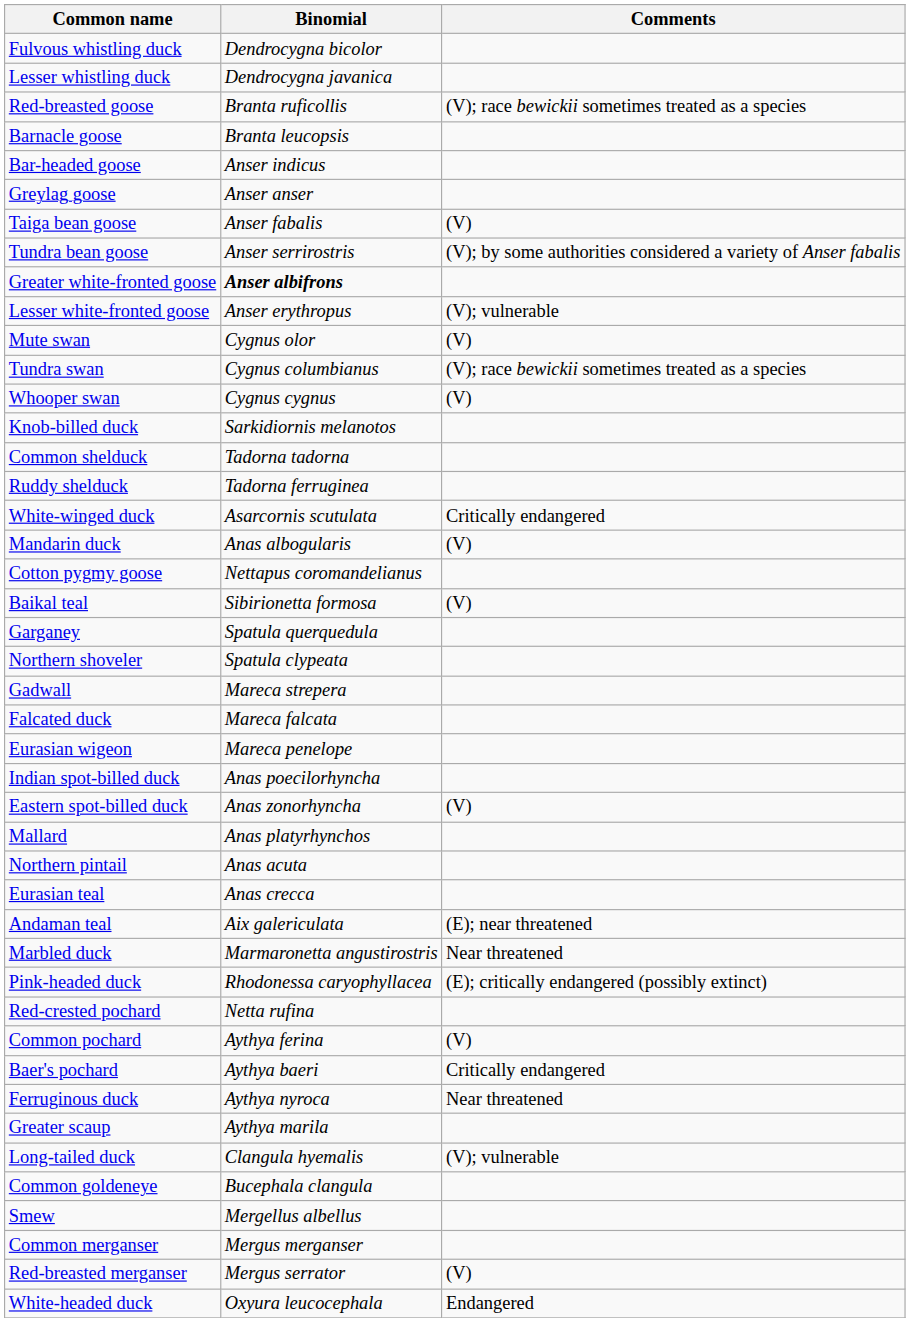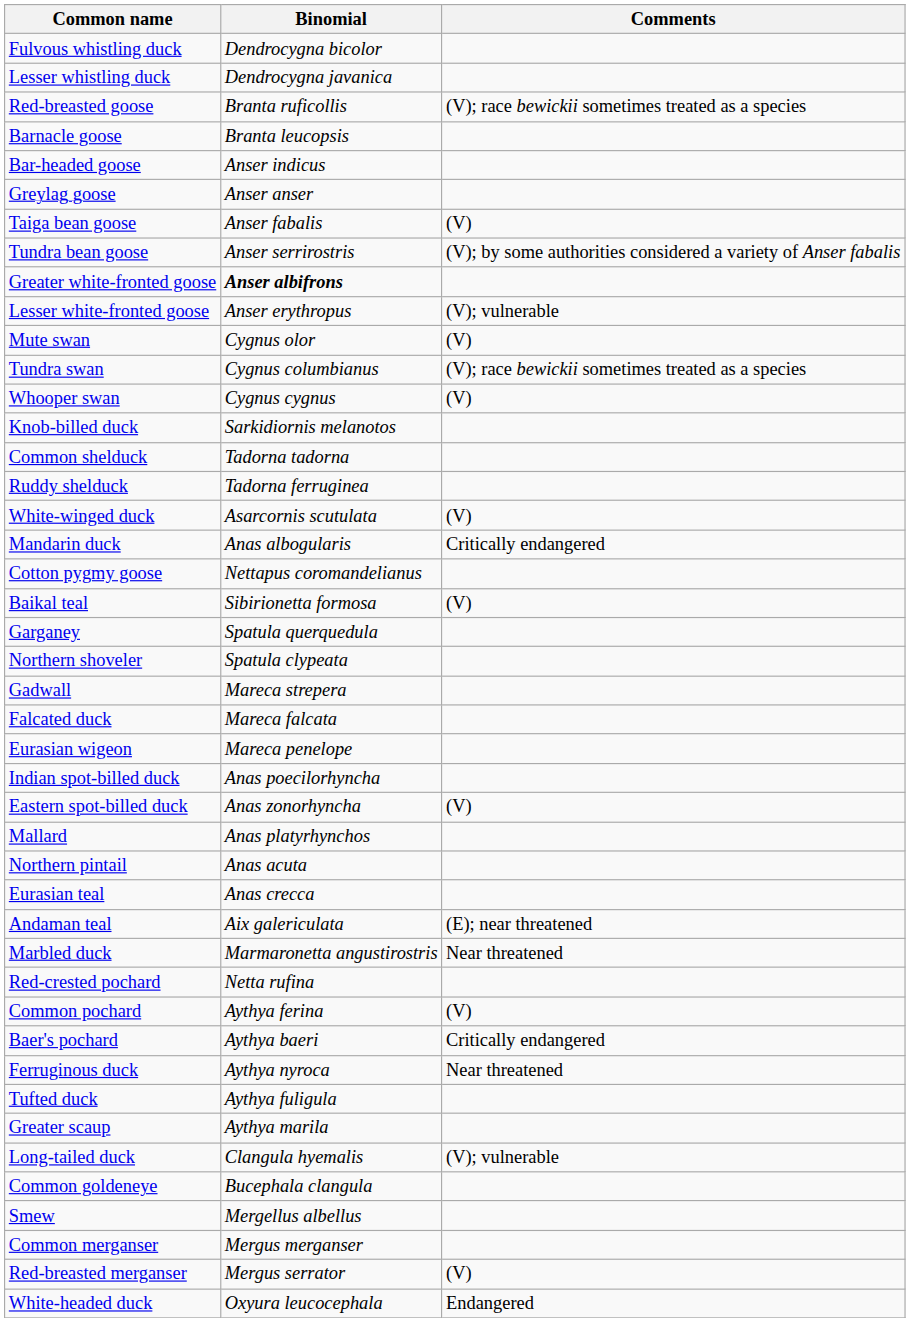(525, 515) Critically endangered -> (459, 515) (V)
(459, 544) (V) -> (525, 544) Critically endangered
- row: (75, 982)
+ row: (53, 1098)
